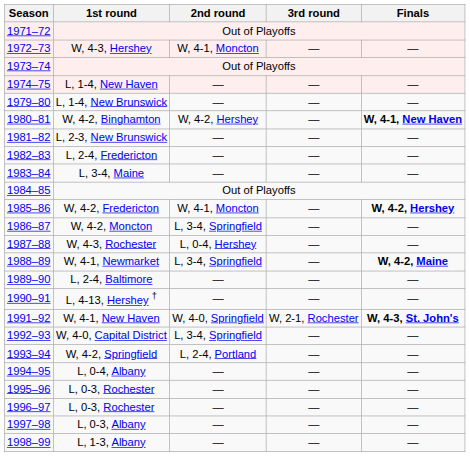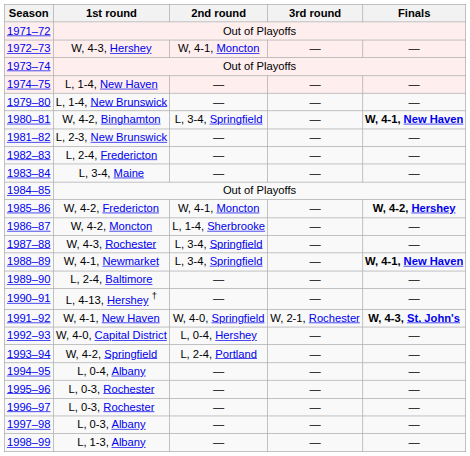(218, 119) W, 4-2, Hershey -> (219, 119) L, 3-4, Springfield
(218, 226) L, 3-4, Springfield -> (219, 226) L, 1-4, Sherbrooke
(218, 244) L, 0-4, Hershey -> (219, 244) L, 3-4, Springfield
(413, 262) W, 4-2, Maine -> (414, 262) W, 4-1, New Haven
(218, 336) L, 3-4, Springfield -> (219, 336) L, 0-4, Hershey
